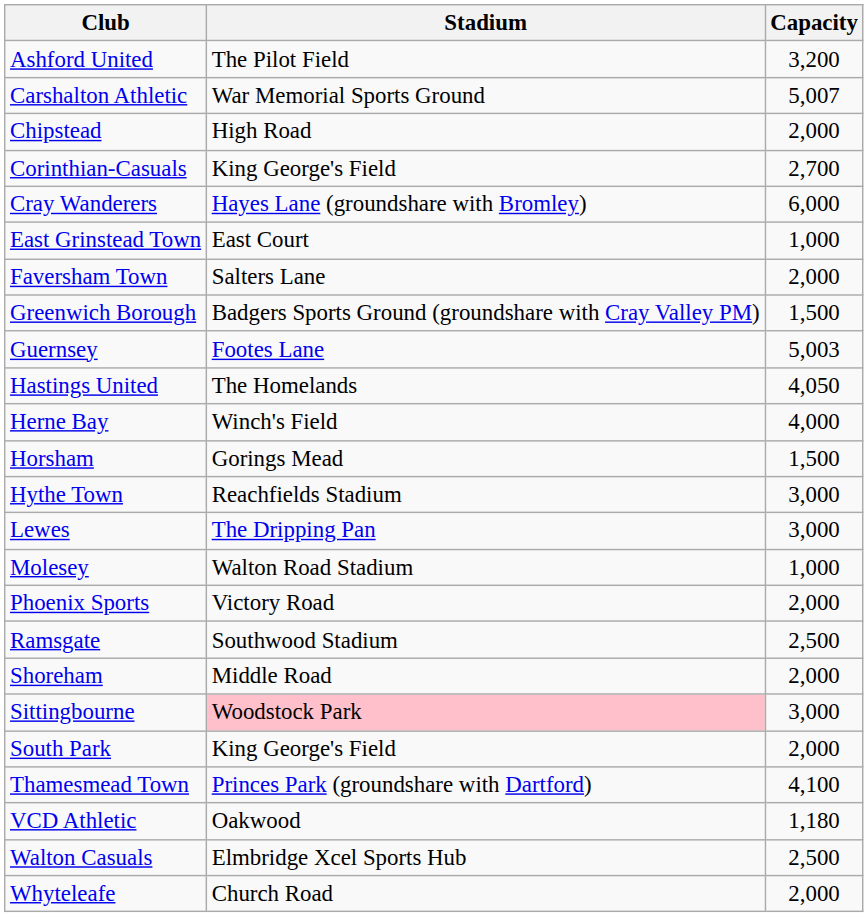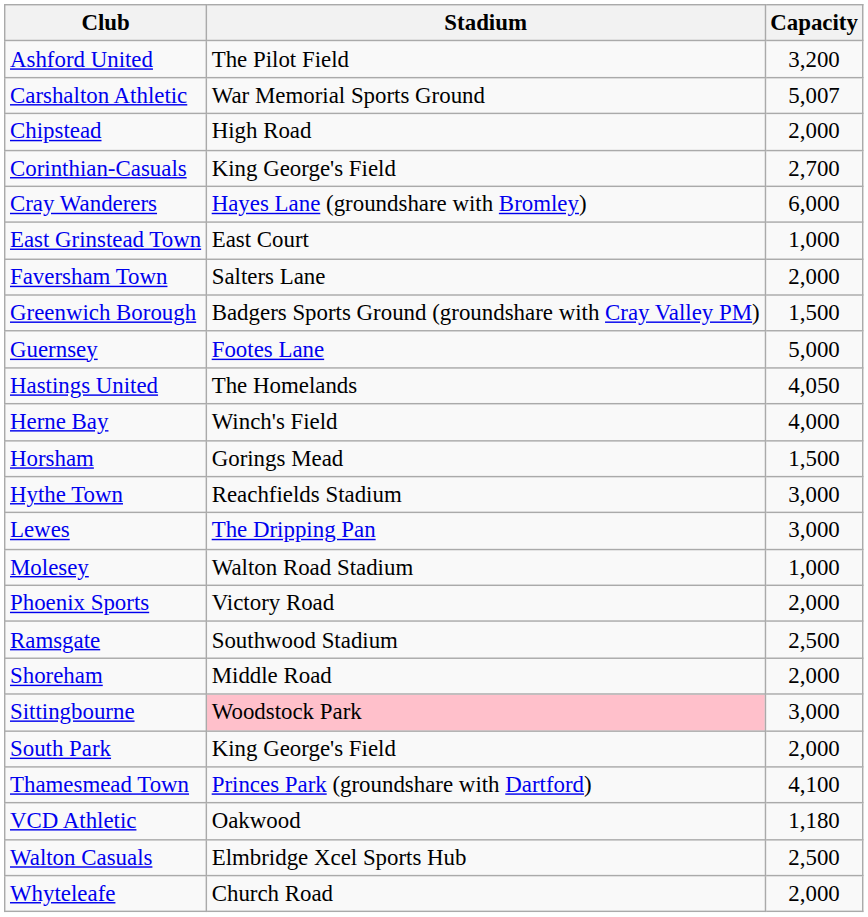(814, 349) 5,003 -> (814, 349) 5,000
